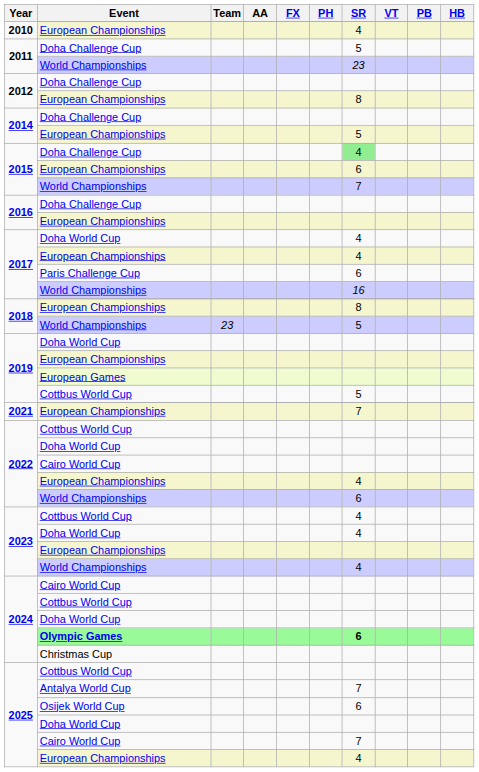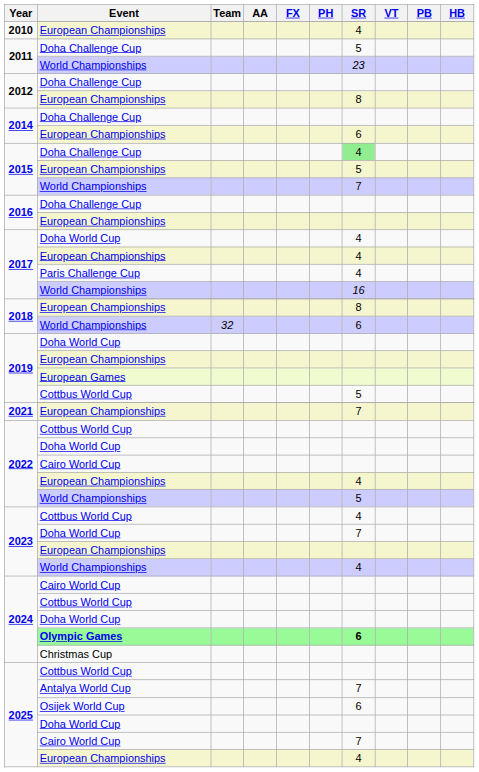(359, 134) 5 -> (359, 134) 6
(359, 169) 6 -> (359, 169) 5
(359, 273) 6 -> (359, 273) 4
(227, 325) 23 -> (227, 325) 32
(359, 325) 5 -> (359, 325) 6
(359, 498) 6 -> (359, 498) 5
(359, 533) 4 -> (359, 533) 7
